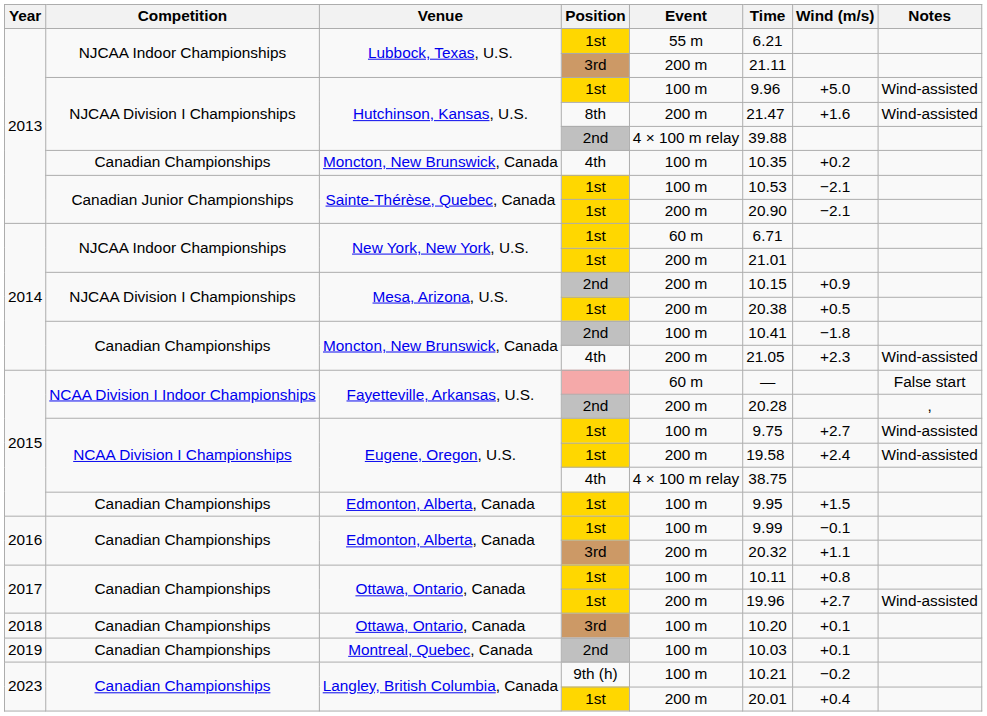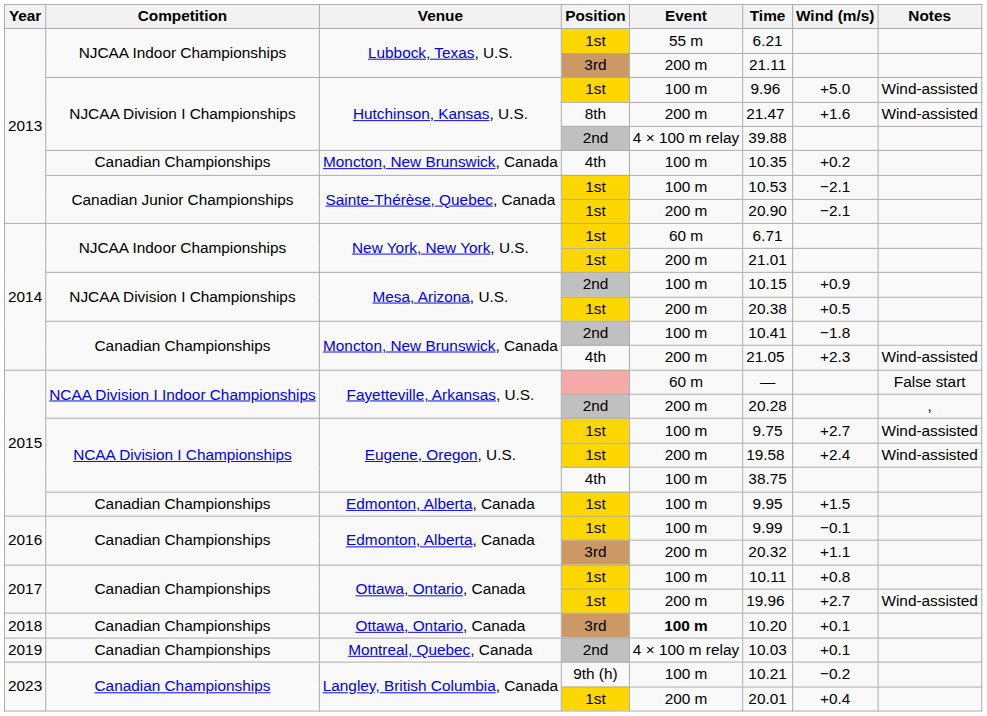(686, 284) 200 m -> (686, 284) 100 m
(686, 479) 4 × 100 m relay -> (686, 479) 100 m
(686, 625) normal -> (686, 625) bold
(686, 650) 100 m -> (686, 650) 4 × 100 m relay
